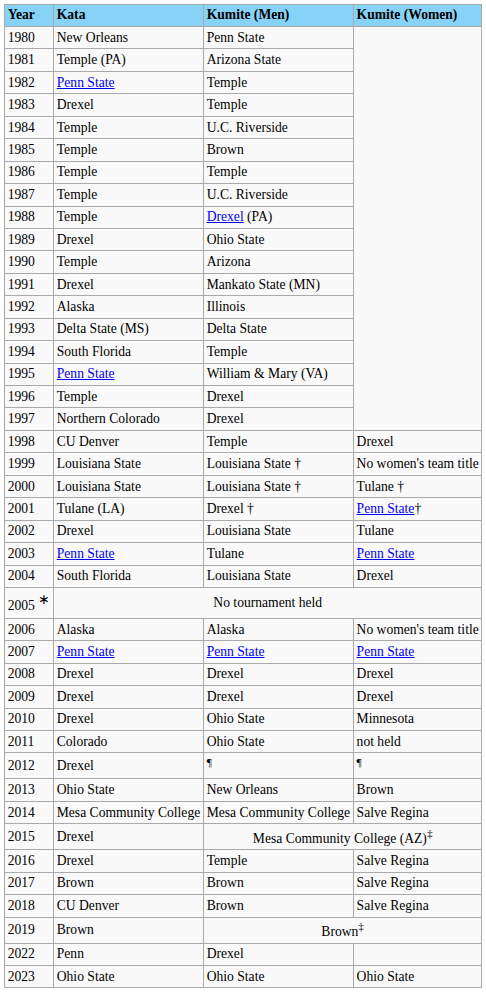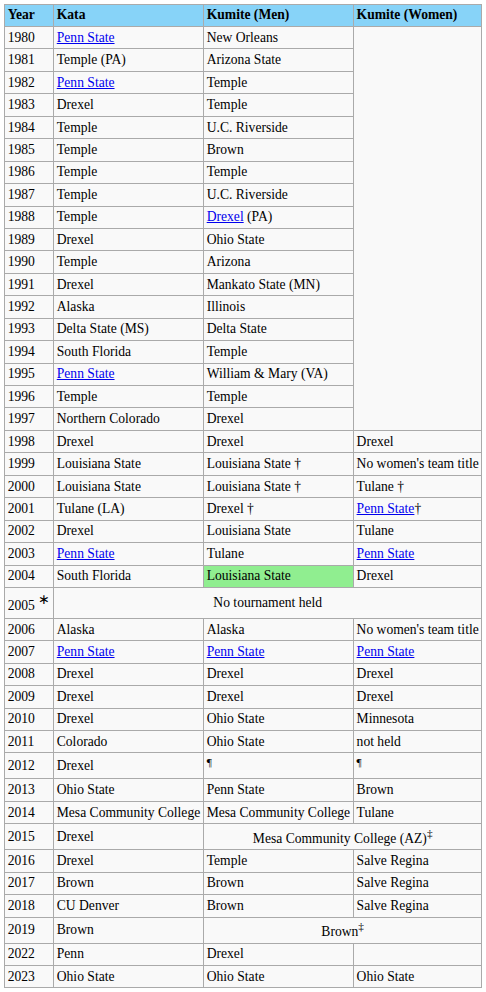(92, 37) New Orleans -> (86, 37) Penn State
(236, 37) Penn State -> (242, 37) New Orleans
(225, 396) Drexel -> (227, 396) Temple
(88, 441) CU Denver -> (75, 441) Drexel
(227, 441) Temple -> (225, 441) Drexel
(249, 576) no background -> (249, 576) lightgreen background
(242, 790) New Orleans -> (236, 790) Penn State
(393, 812) Salve Regina -> (375, 812) Tulane
